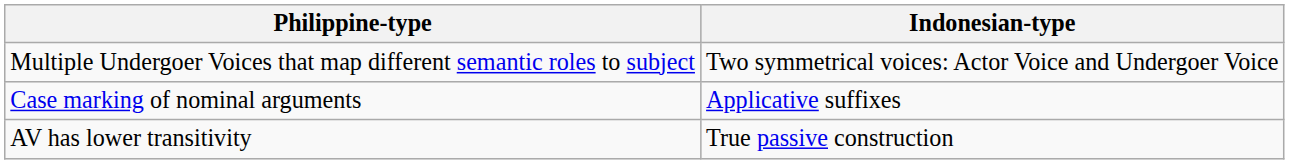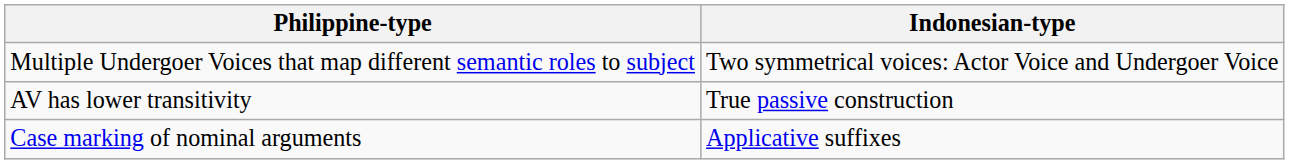rows swapped: (131, 138) <-> (186, 100)
